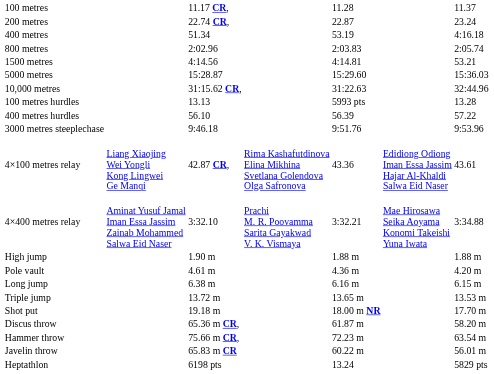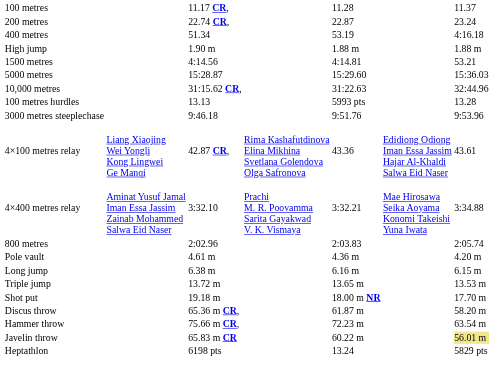rows swapped: (26, 48) <-> (26, 257)
- row: (42, 115)
(470, 351) no background -> (470, 337) khaki background
